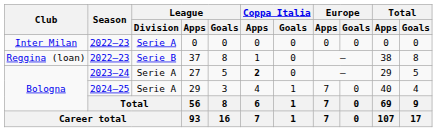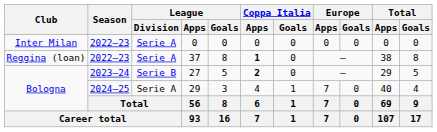(156, 58) Serie B -> (156, 58) Serie A
(257, 58) normal -> (257, 58) bold
(156, 73) Serie A -> (156, 73) Serie B
